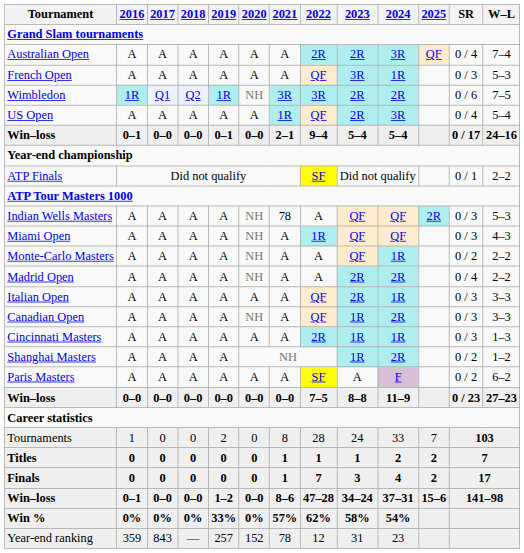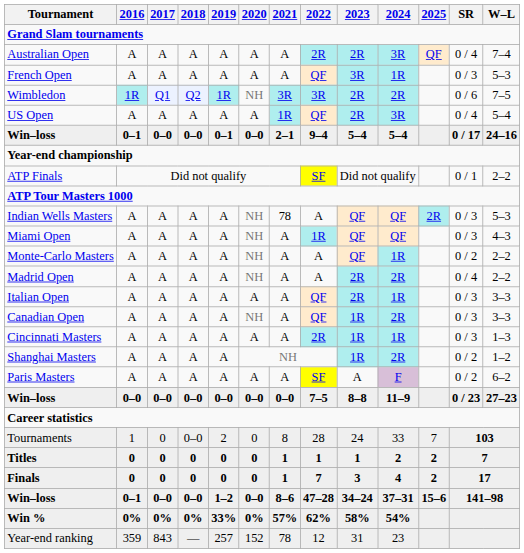(193, 437) 0 -> (193, 437) 0–0
